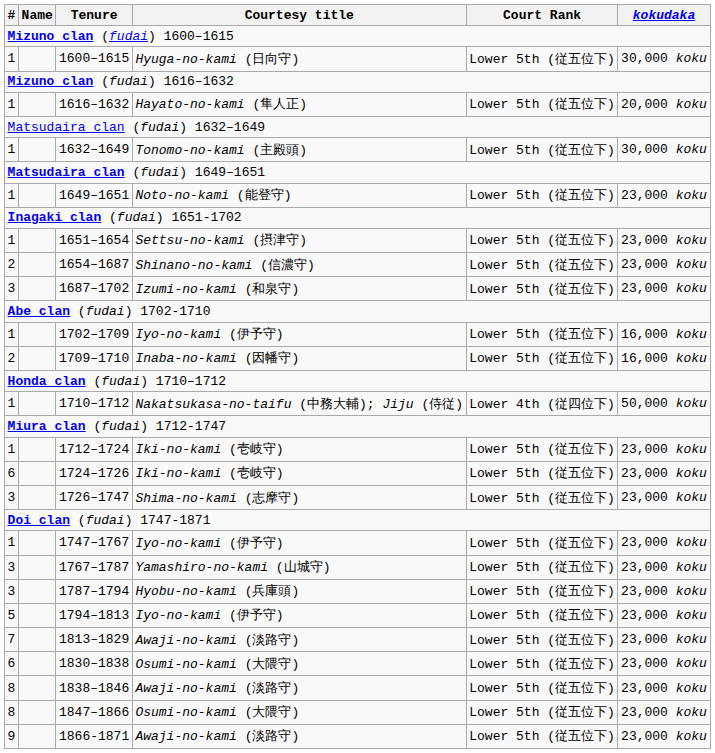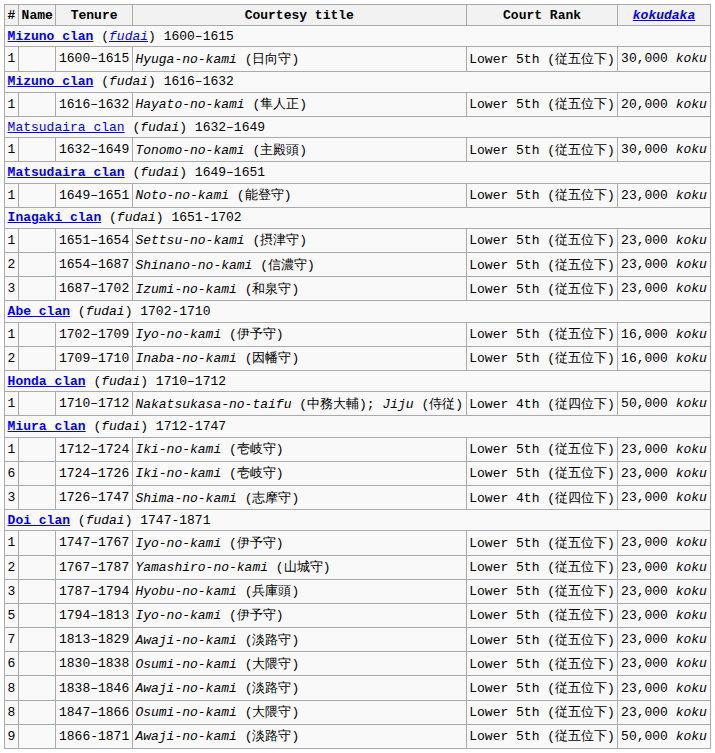(542, 498) Lower 5th (従五位下) -> (542, 498) Lower 4th (従四位下)
(12, 567) 3 -> (12, 567) 2
(664, 736) 23,000 koku -> (664, 736) 50,000 koku
